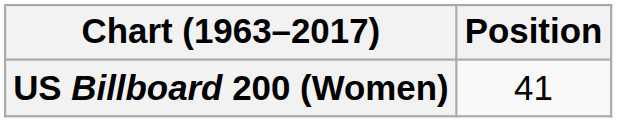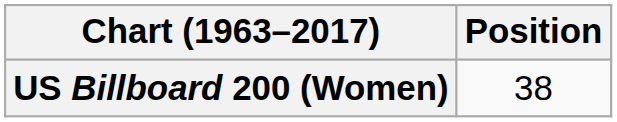(533, 87) 41 -> (533, 87) 38
